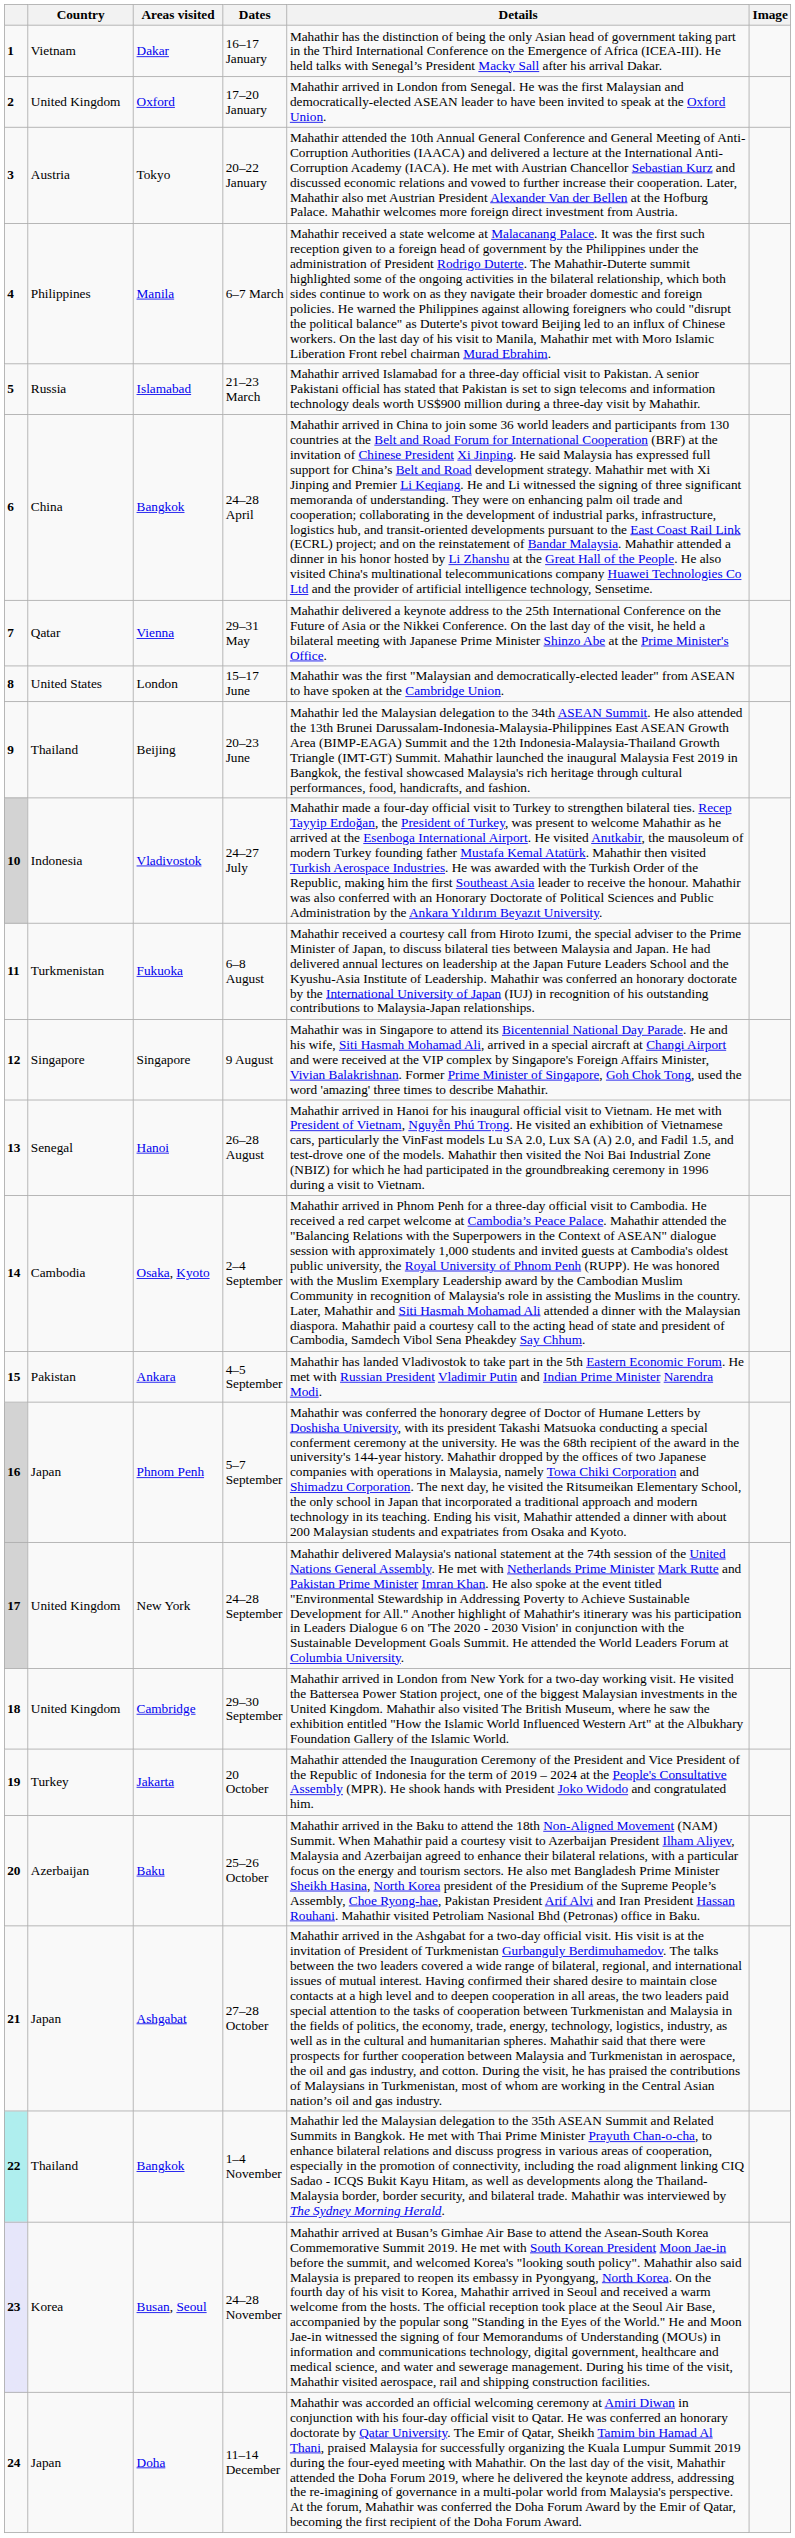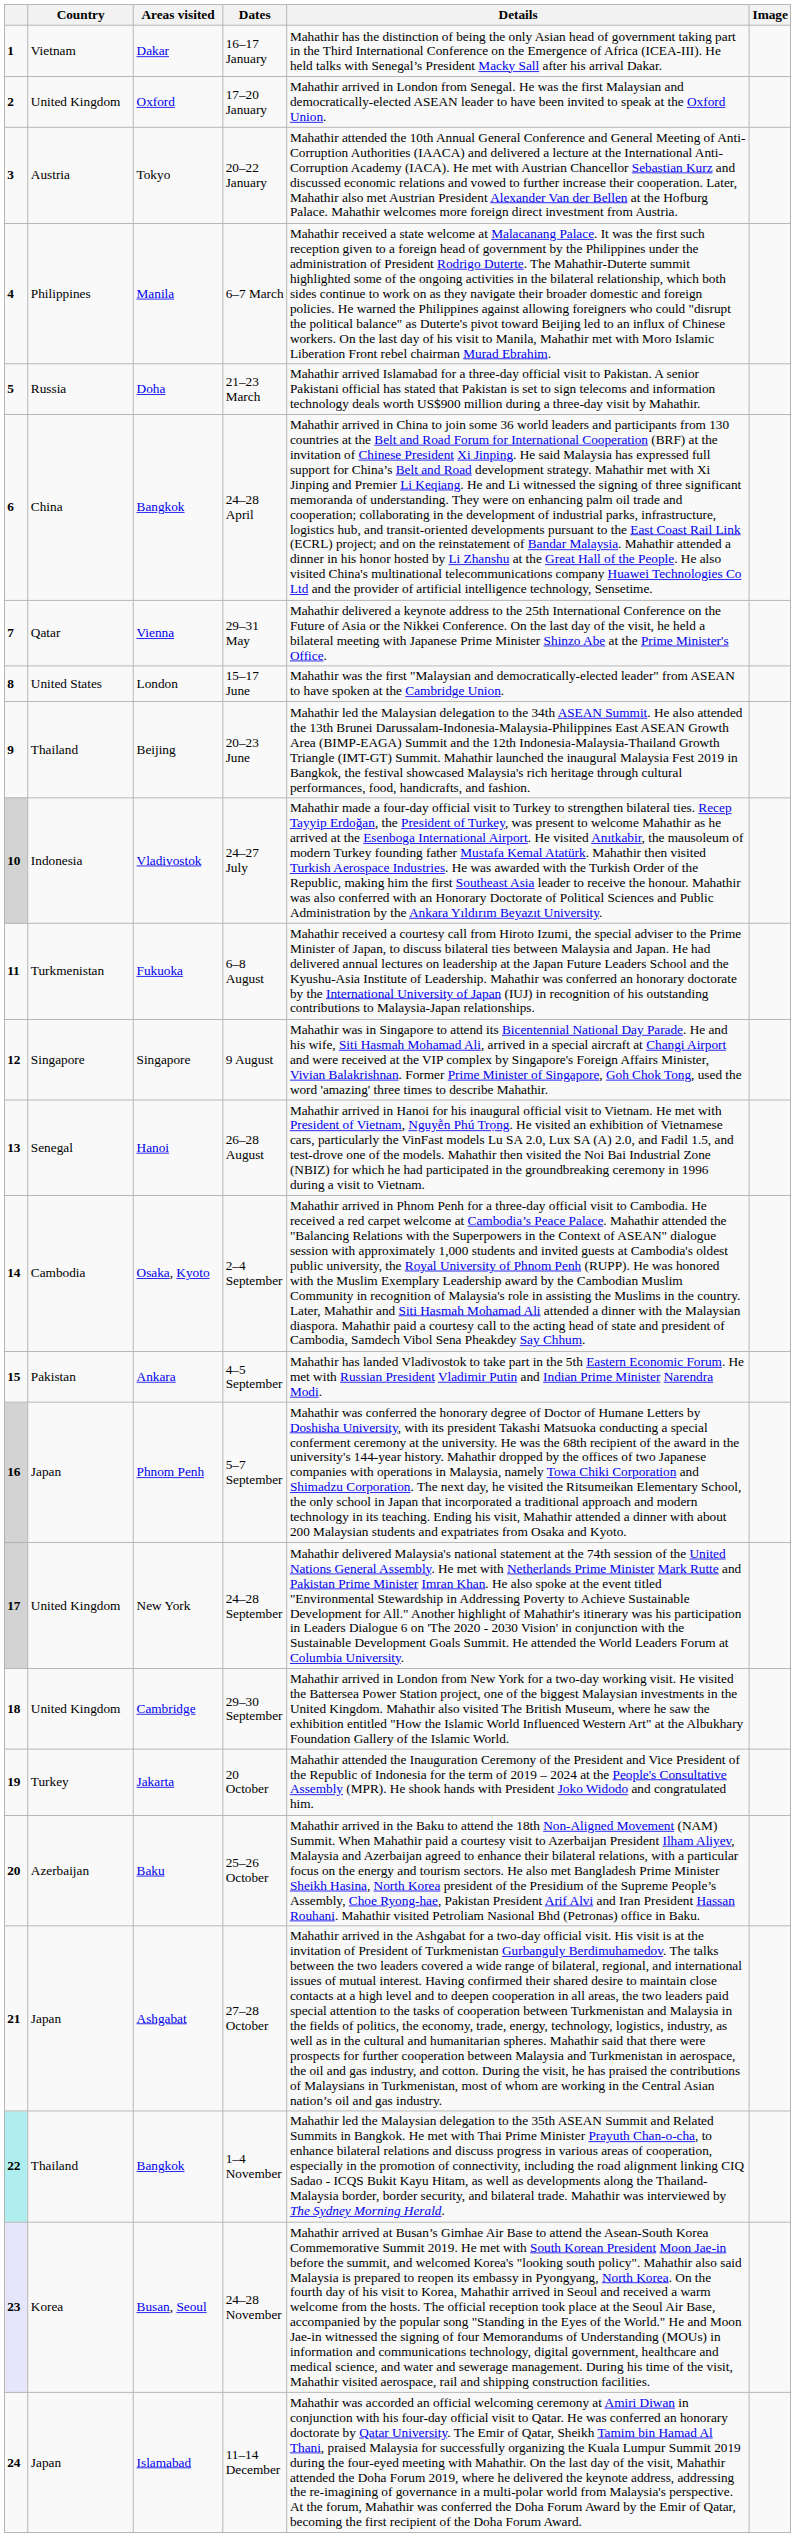(164, 389) Islamabad -> (151, 389) Doha
(151, 2462) Doha -> (164, 2462) Islamabad
